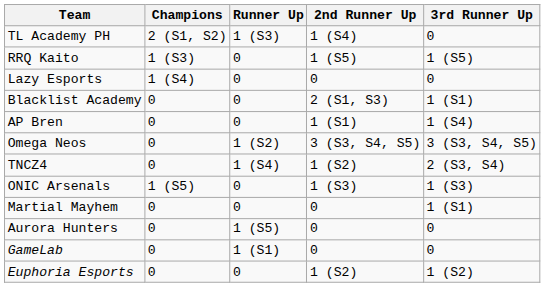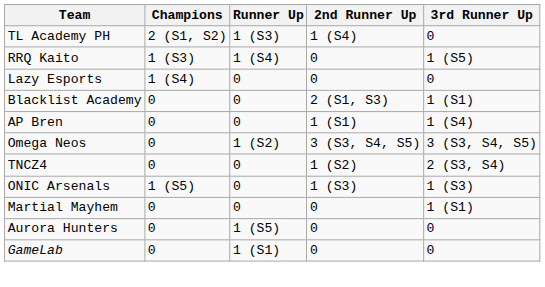(237, 58) 0 -> (257, 58) 1 (S4)
(334, 58) 1 (S5) -> (314, 58) 0
(257, 165) 1 (S4) -> (237, 165) 0
- row: (71, 272)
